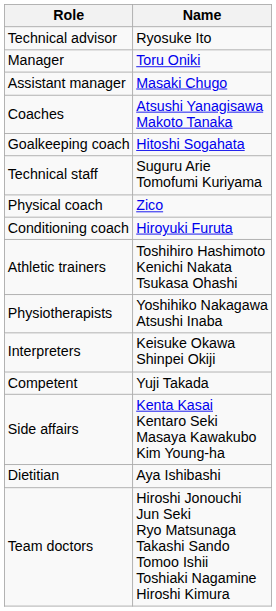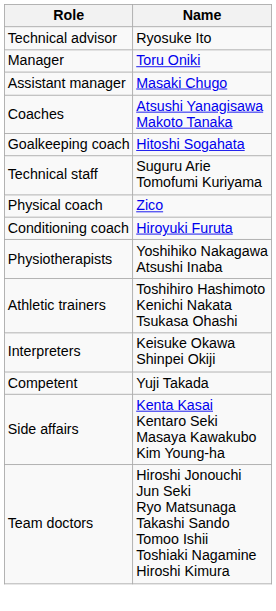rows swapped: (60, 313) <-> (57, 267)
- row: (33, 476)
